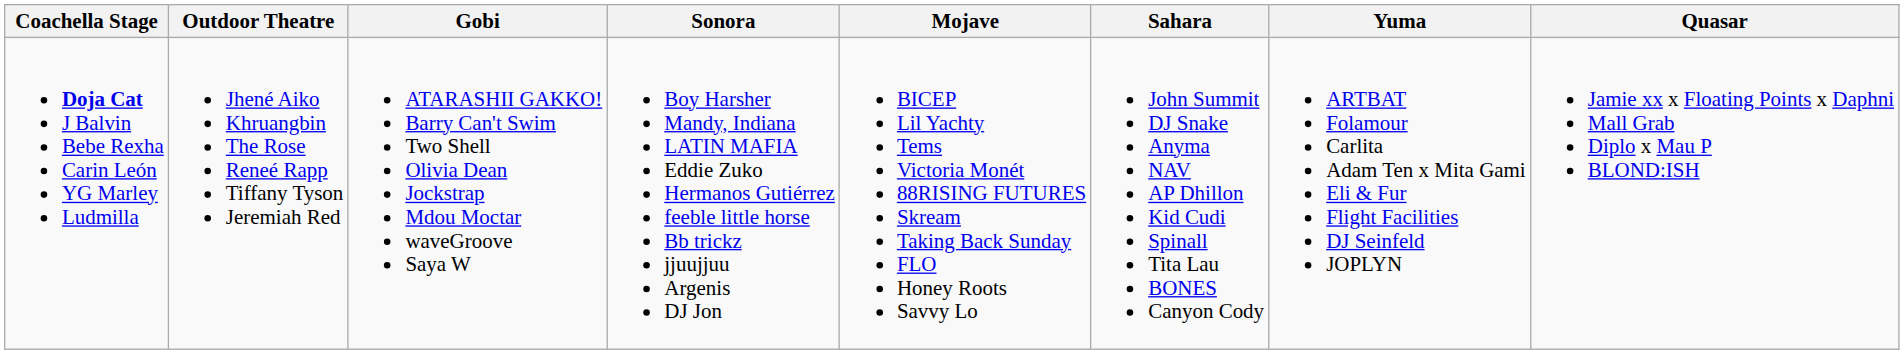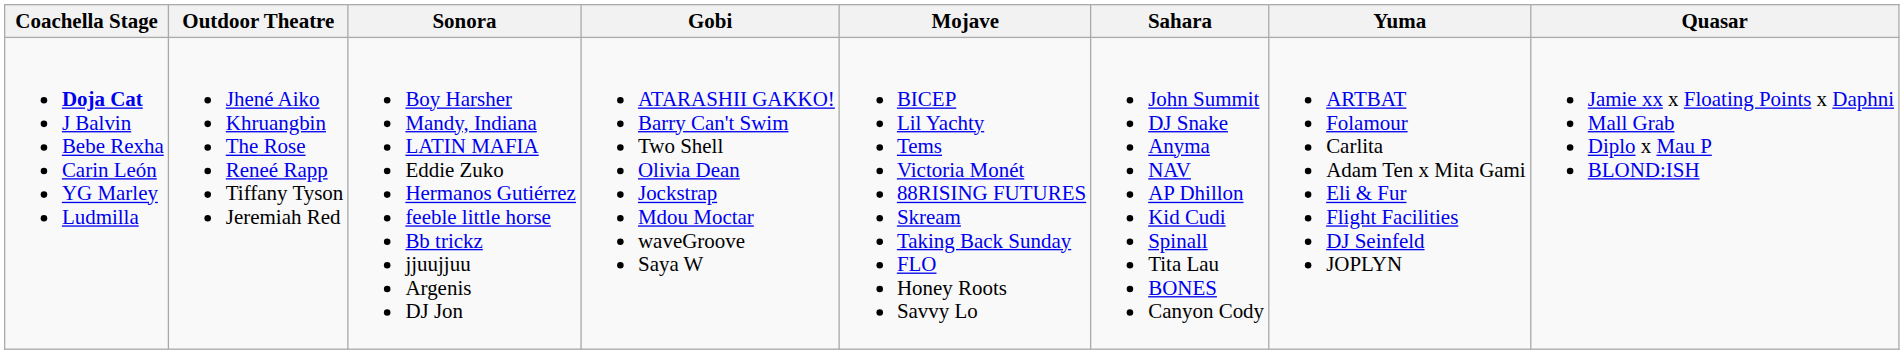columns swapped: (723, 21) <-> (478, 21)
